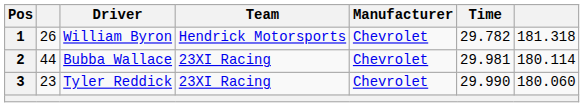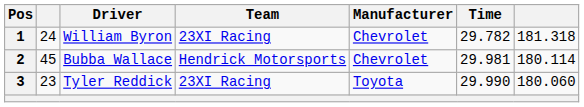(48, 39) 26 -> (48, 39) 24
(262, 39) Hendrick Motorsports -> (225, 39) 23XI Racing
(48, 61) 44 -> (48, 61) 45
(225, 61) 23XI Racing -> (262, 61) Hendrick Motorsports
(391, 84) Chevrolet -> (378, 84) Toyota
